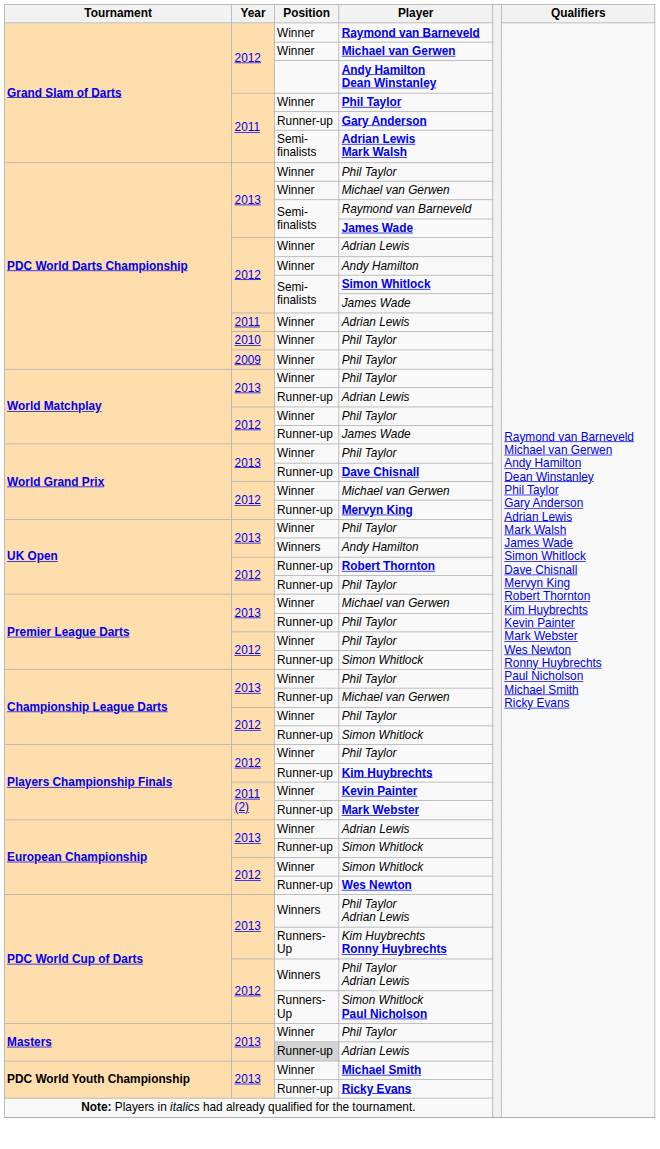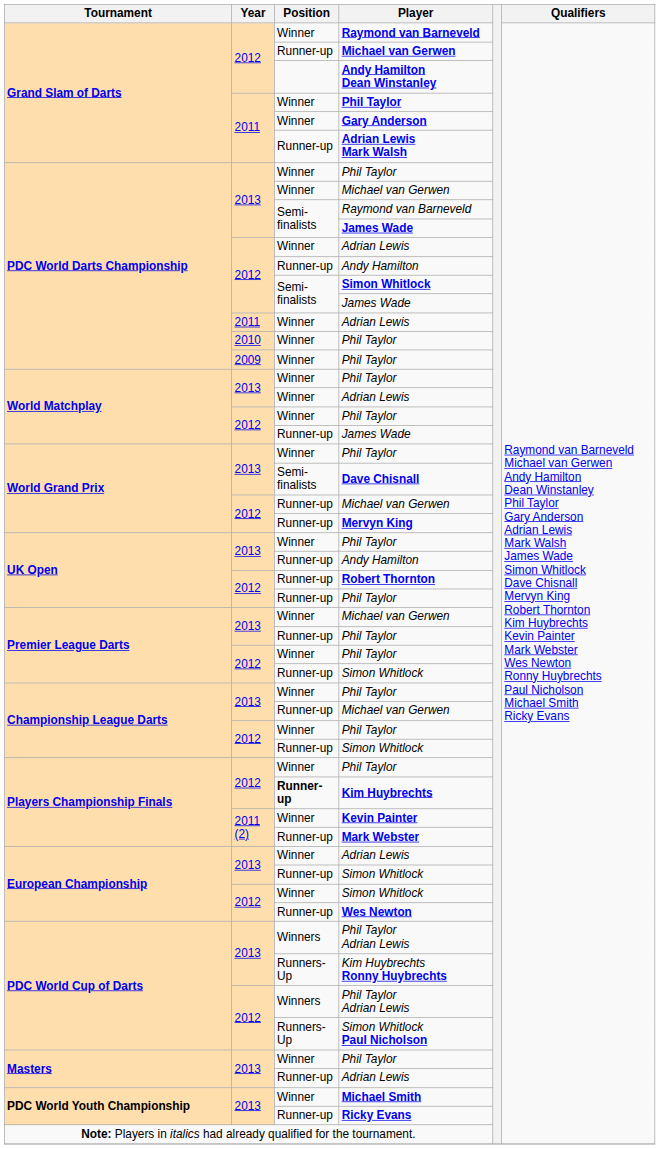(296, 51) Winner -> (305, 51) Runner-up
(305, 121) Runner-up -> (296, 121) Winner
(297, 146) Semi-finalists -> (305, 146) Runner-up
(296, 265) Winner -> (305, 265) Runner-up
(305, 397) Runner-up -> (296, 397) Winner
(305, 472) Runner-up -> (297, 479) Semi-finalists
(296, 491) Winner -> (305, 504) Runner-up
(299, 547) Winners -> (305, 560) Runner-up
(305, 772) normal -> (300, 792) bold
(305, 1051) lightgrey background -> (305, 1078) no background
